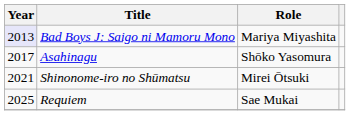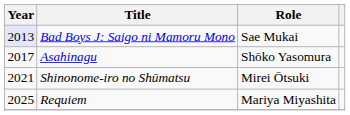(288, 36) Mariya Miyashita -> (270, 36) Sae Mukai
(270, 99) Sae Mukai -> (288, 99) Mariya Miyashita
